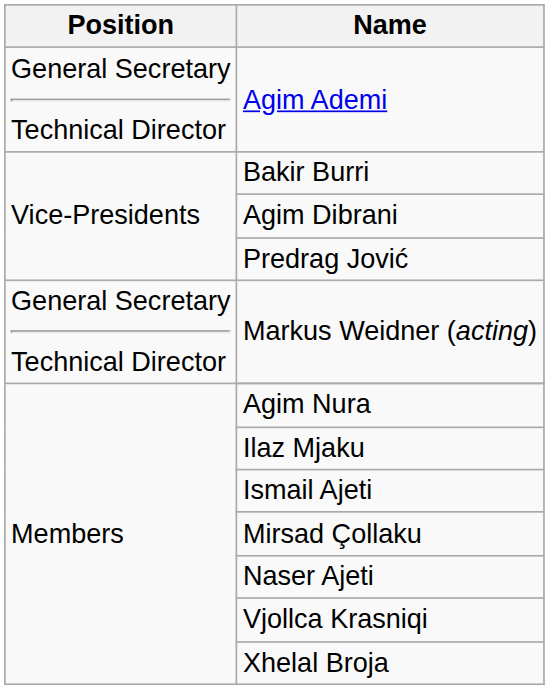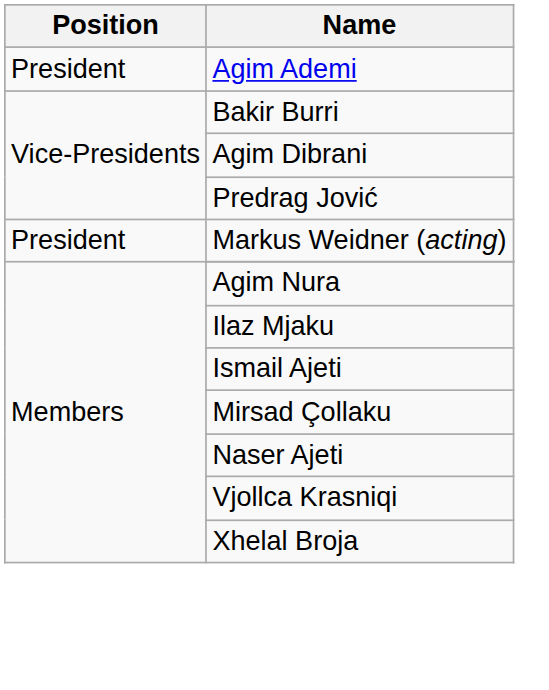(121, 99) General Secretary Technical Director -> (68, 68) President
(121, 331) General Secretary Technical Director -> (68, 240) President
